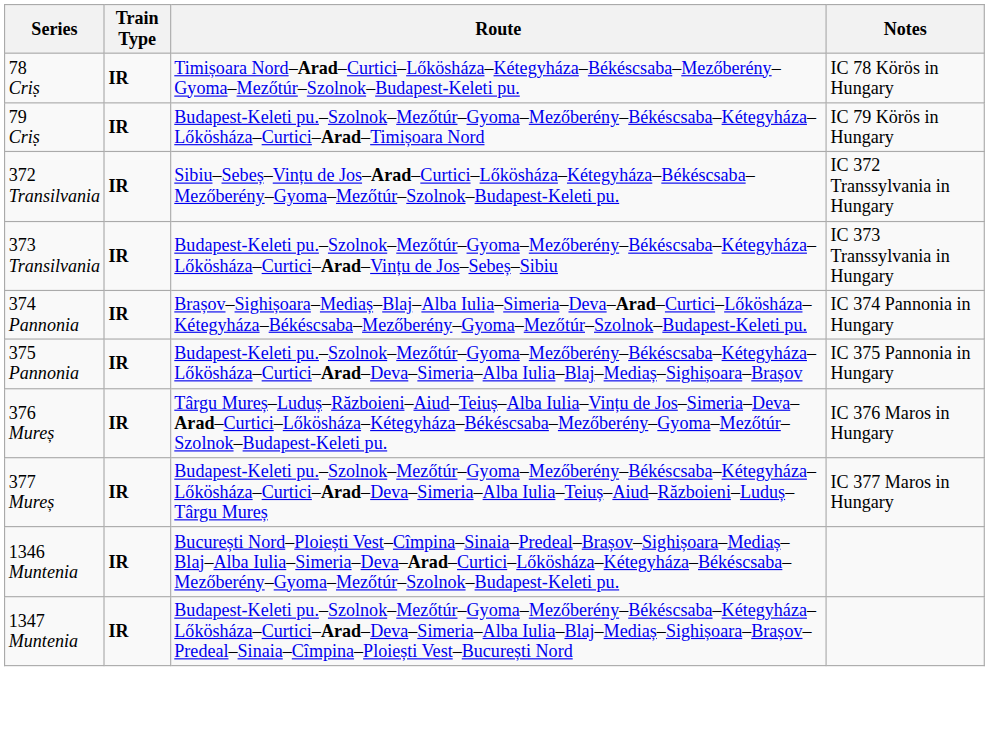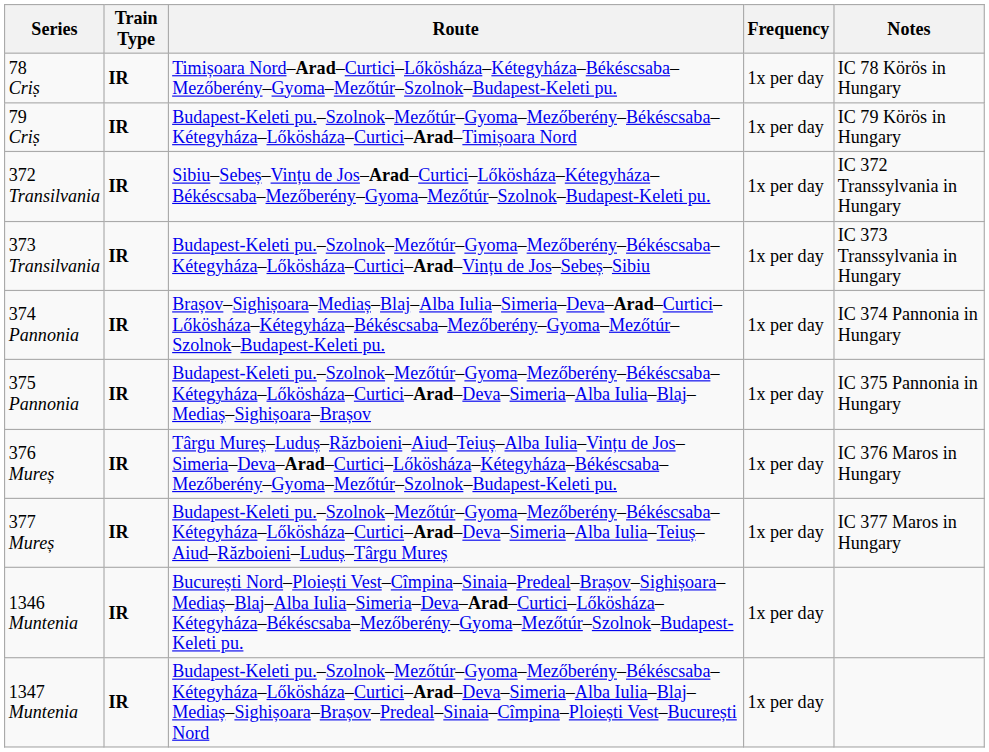+ column: (788, 29)
